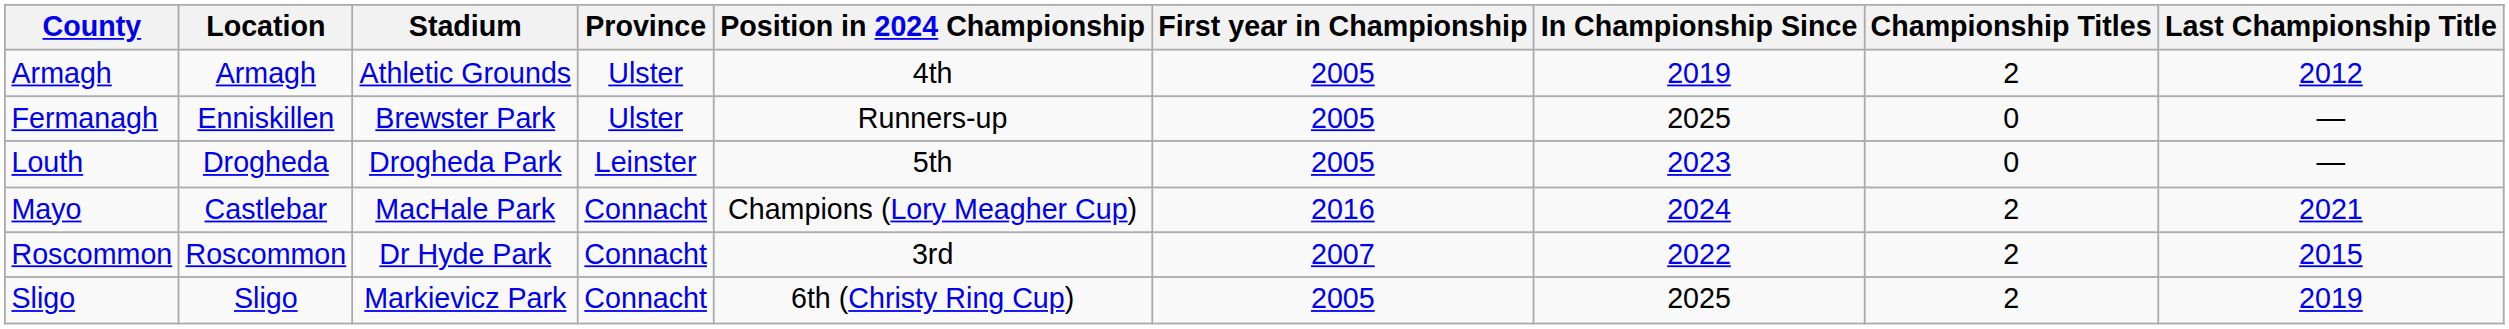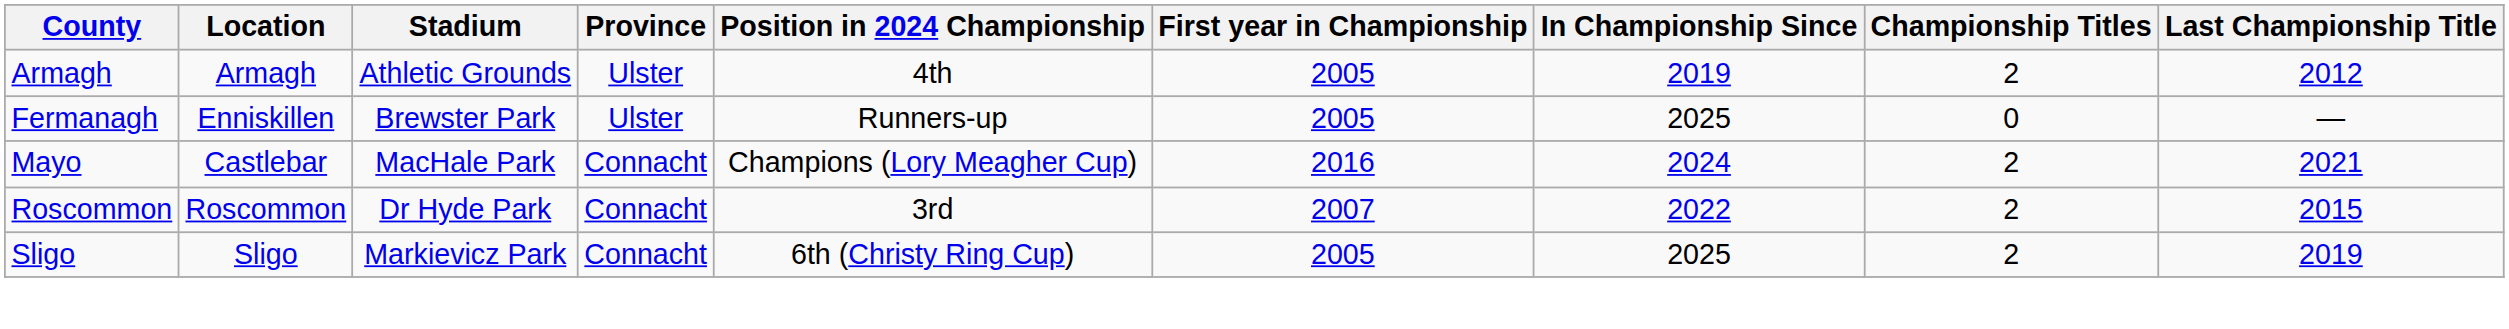- row: (47, 163)
